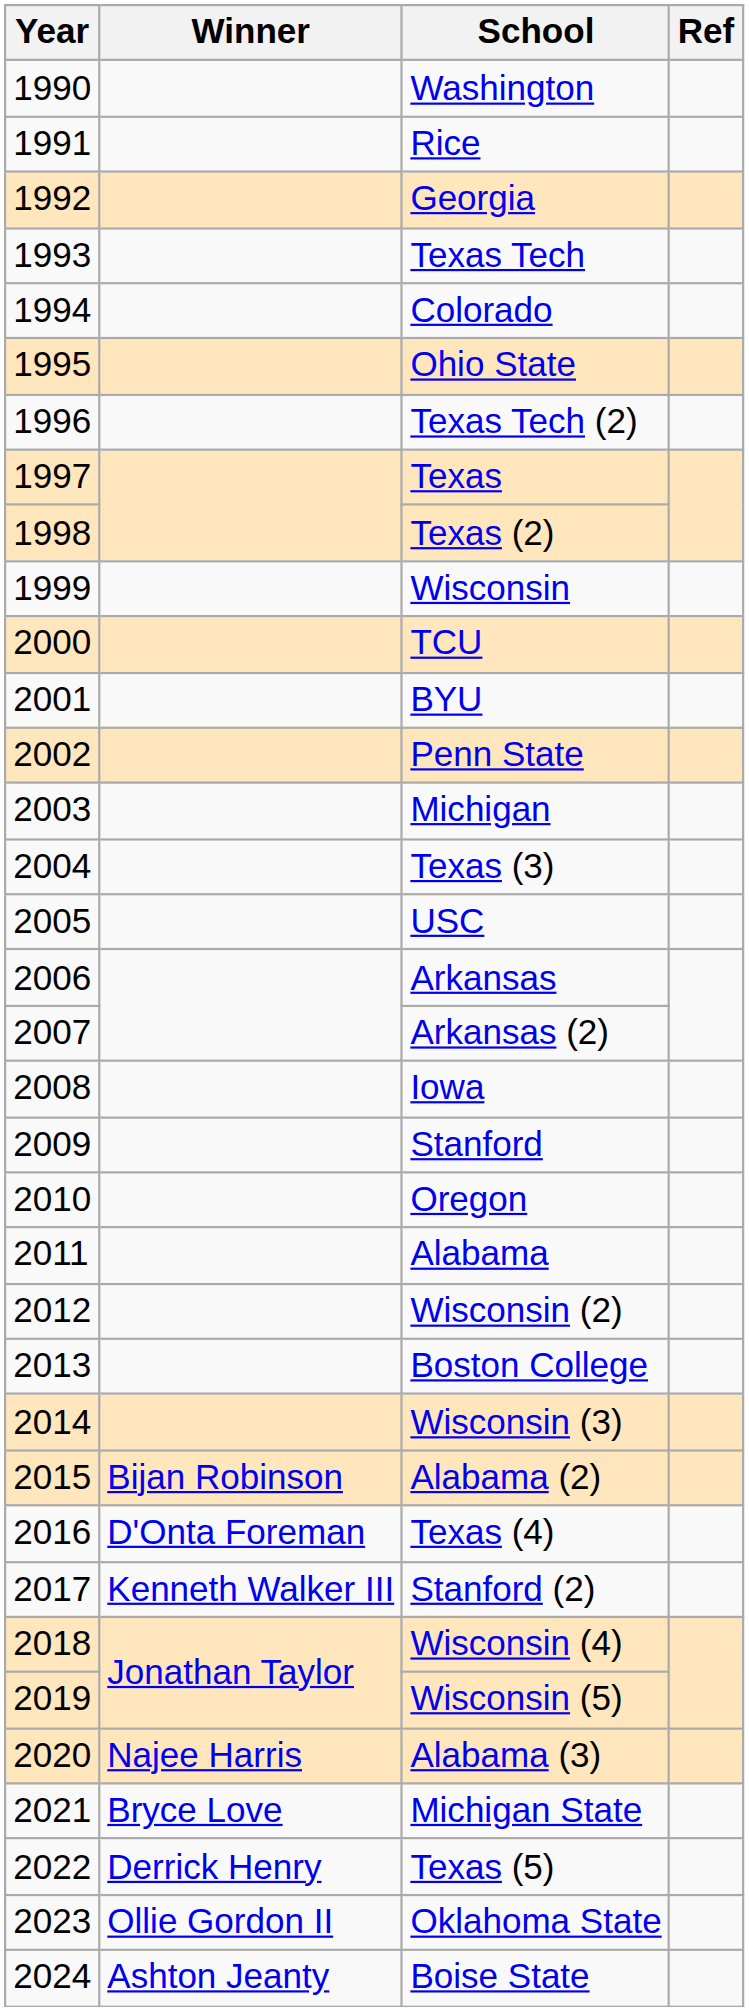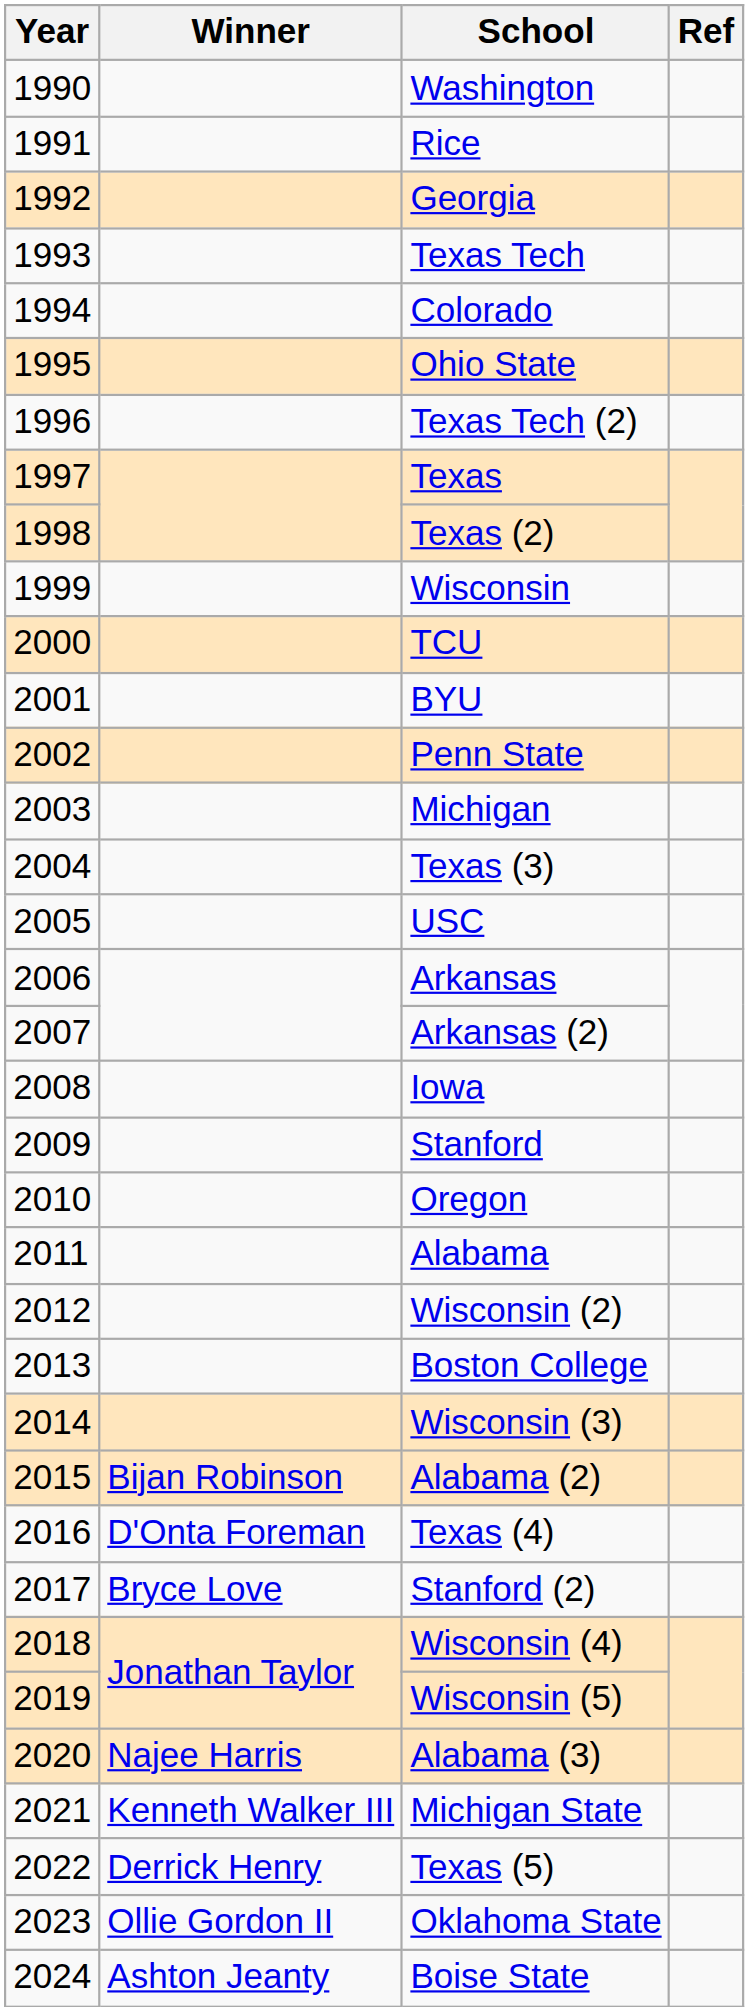(251, 1588) Kenneth Walker III -> (195, 1588) Bryce Love
(195, 1810) Bryce Love -> (251, 1810) Kenneth Walker III
